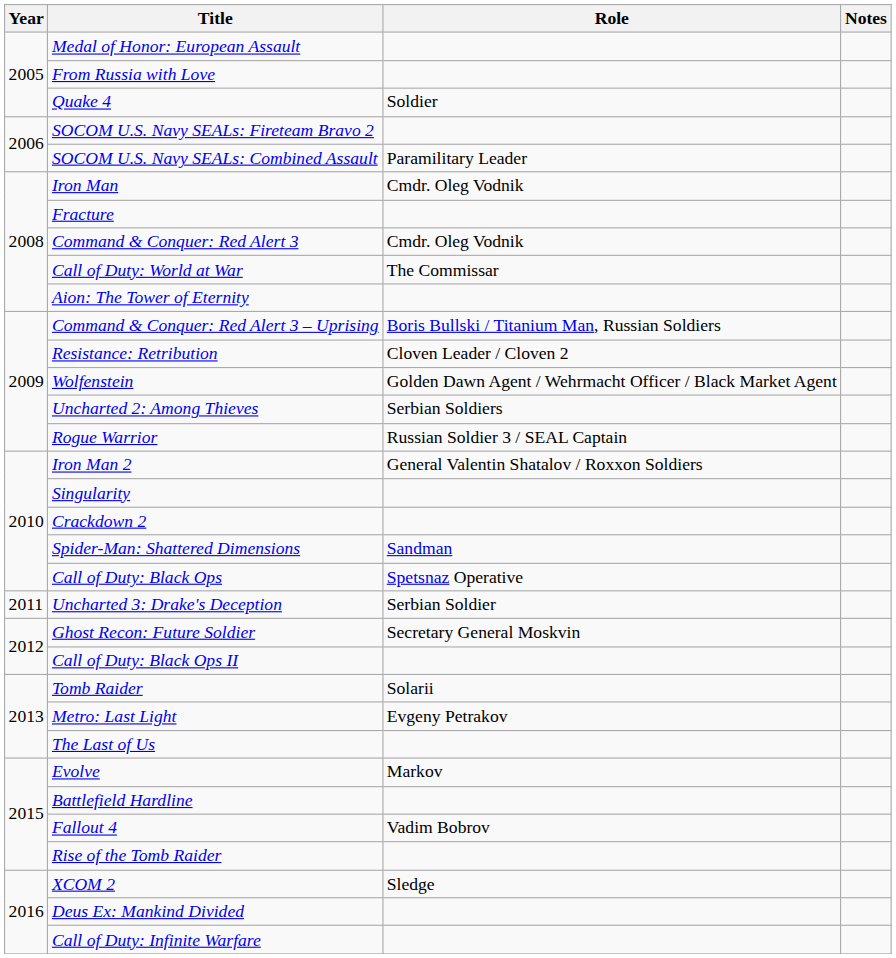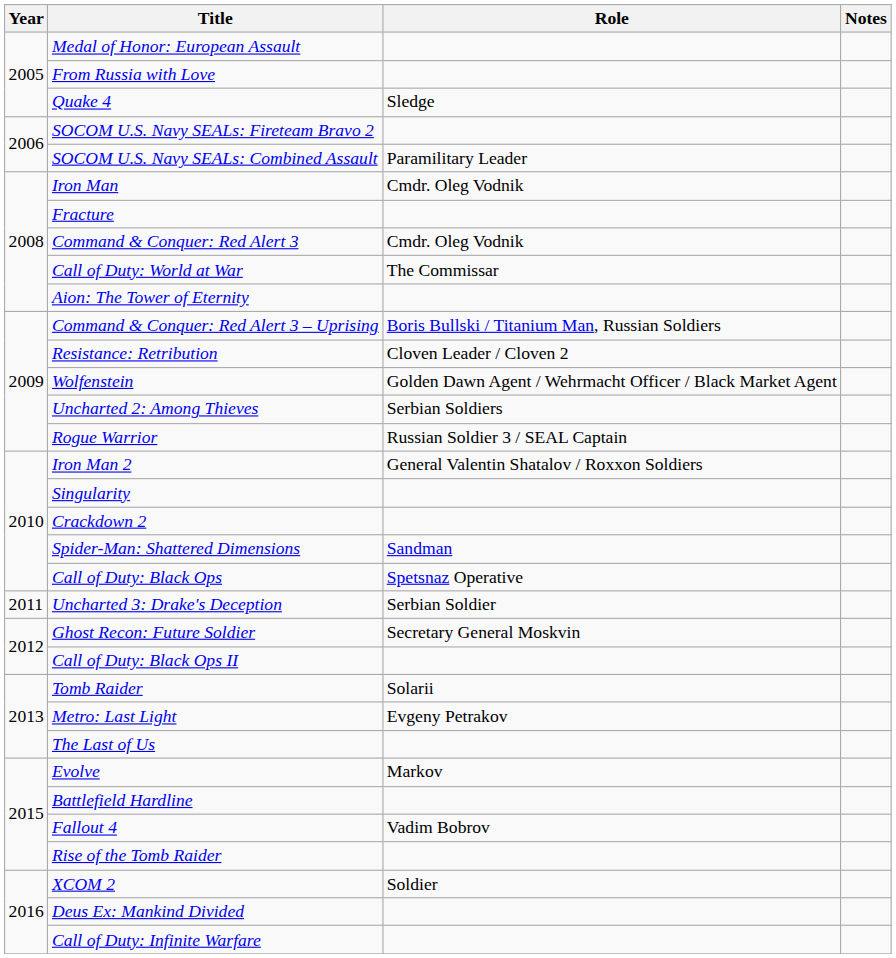(412, 102) Soldier -> (411, 102) Sledge
(411, 883) Sledge -> (412, 883) Soldier
